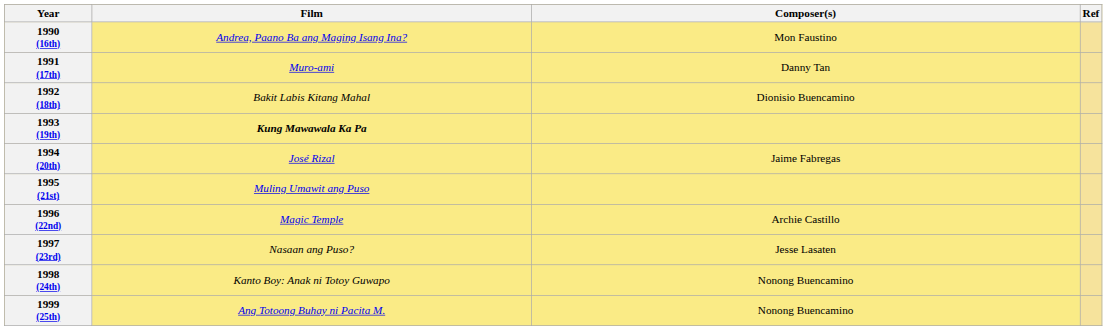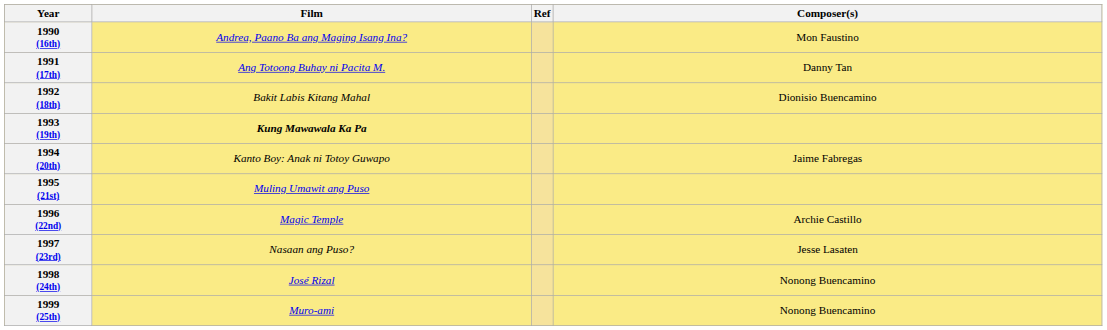columns swapped: (806, 13) <-> (1091, 13)
(312, 67) Muro-ami -> (312, 67) Ang Totoong Buhay ni Pacita M.
(312, 158) José Rizal -> (312, 158) Kanto Boy: Anak ni Totoy Guwapo
(312, 280) Kanto Boy: Anak ni Totoy Guwapo -> (312, 280) José Rizal
(312, 310) Ang Totoong Buhay ni Pacita M. -> (312, 310) Muro-ami
